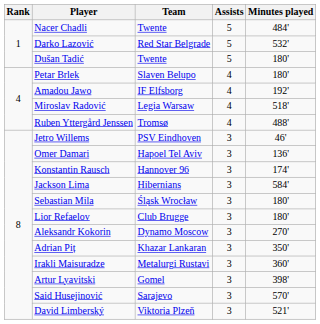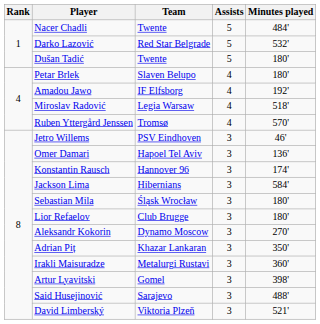(281, 122) 488' -> (281, 122) 570'
(281, 295) 570' -> (281, 295) 488'
